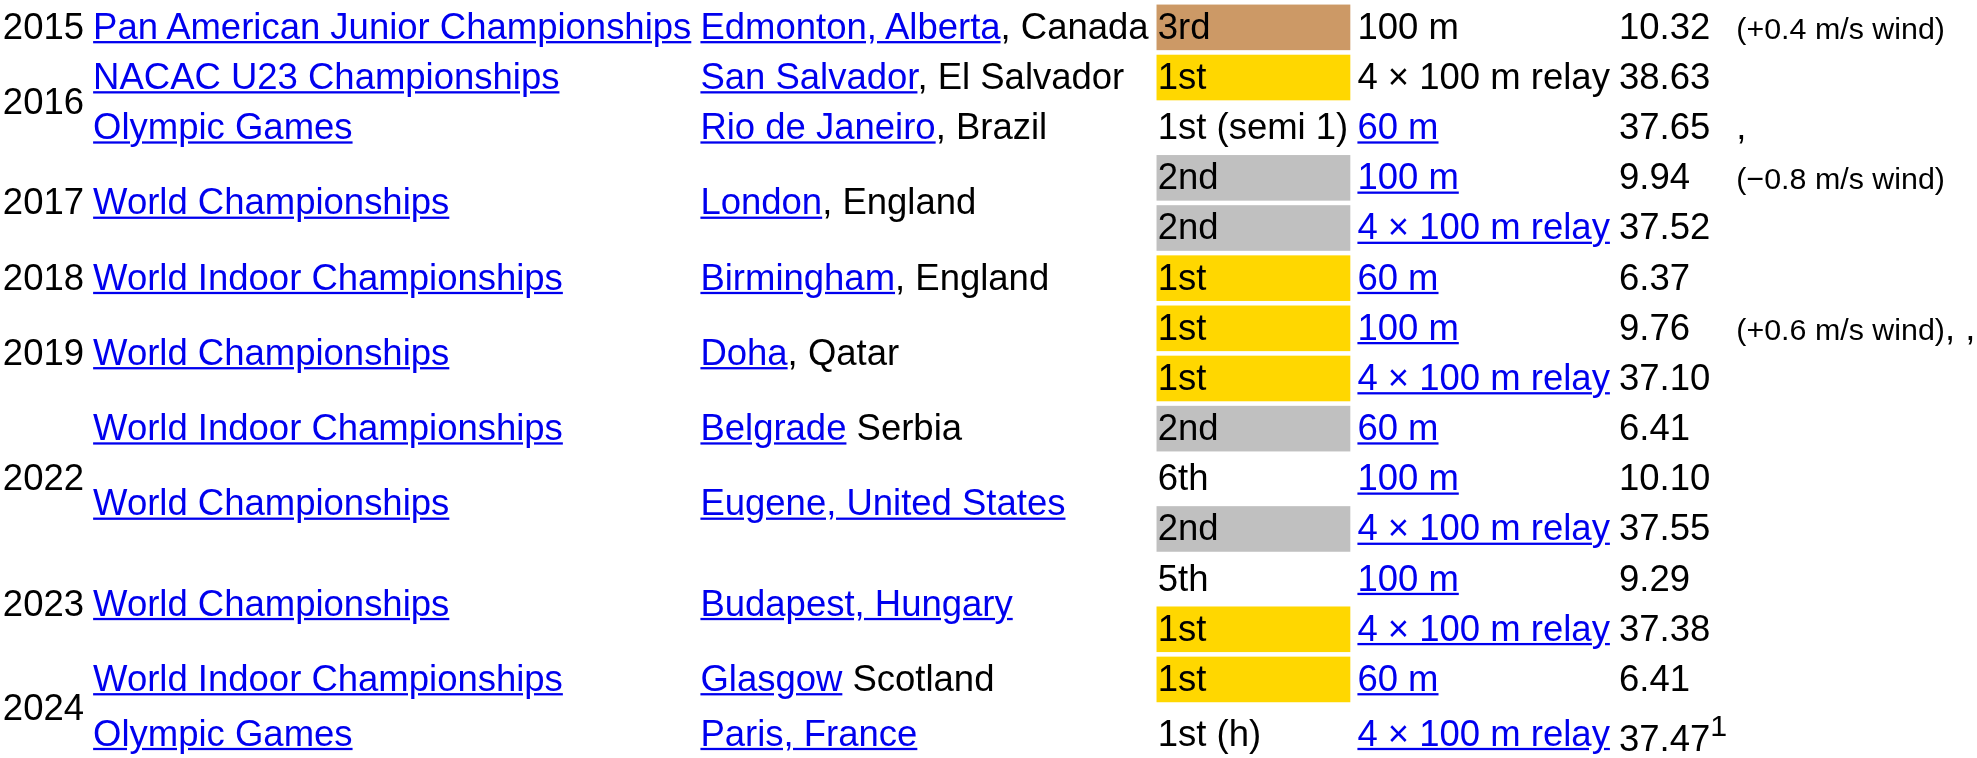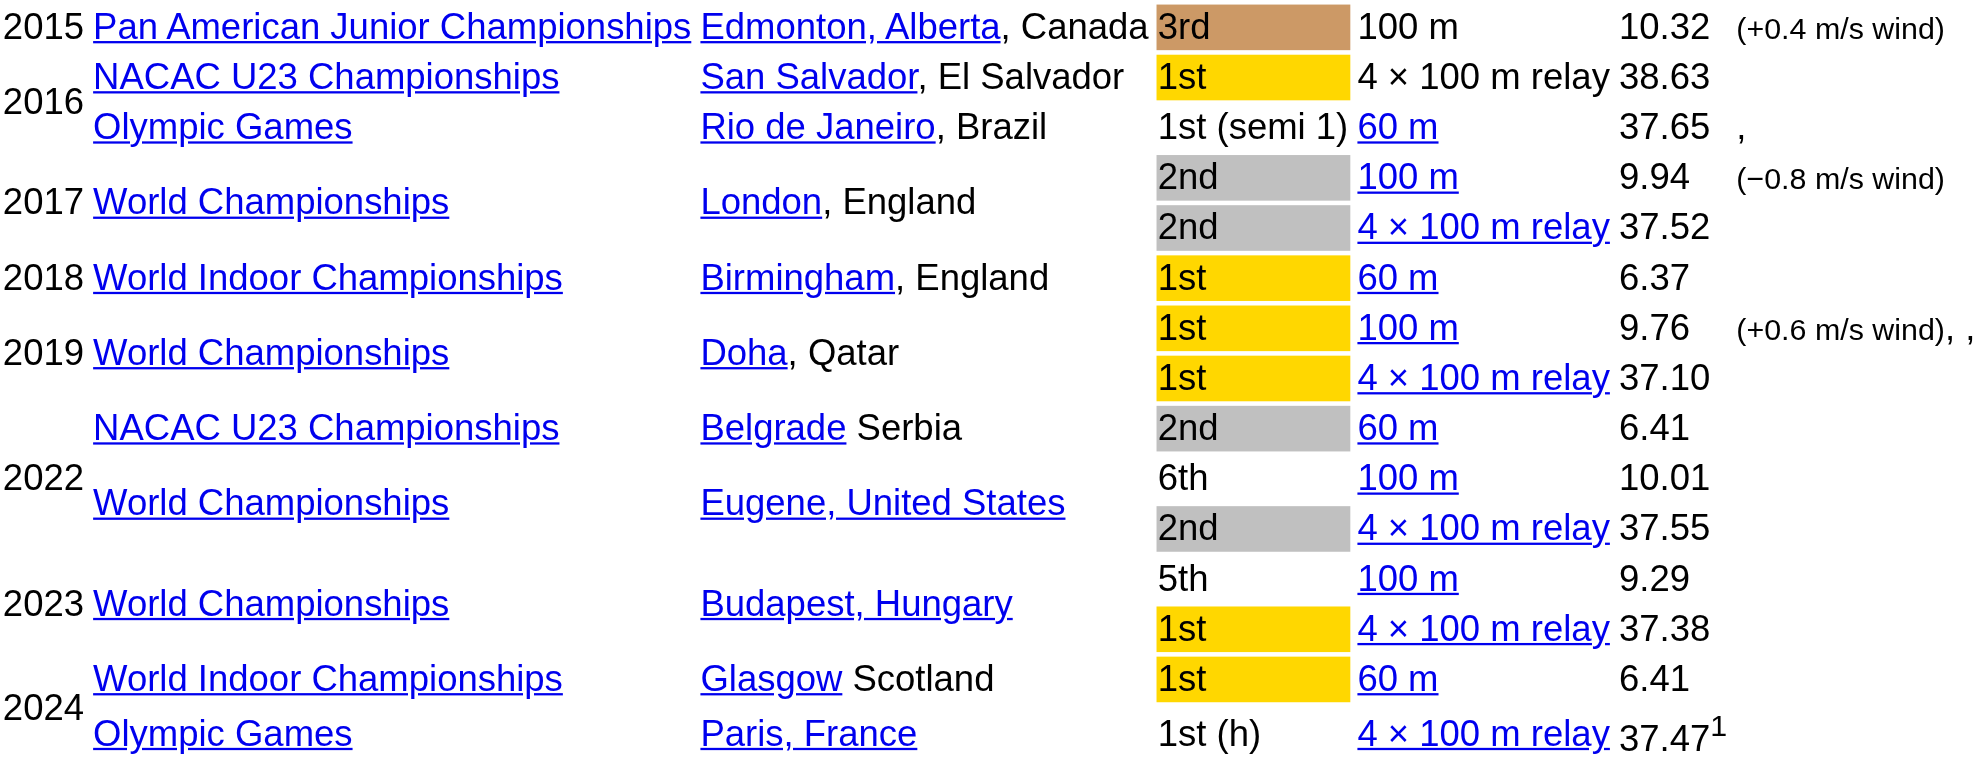(328, 428) World Indoor Championships -> (326, 428) NACAC U23 Championships
(1665, 478) 10.10 -> (1665, 478) 10.01
